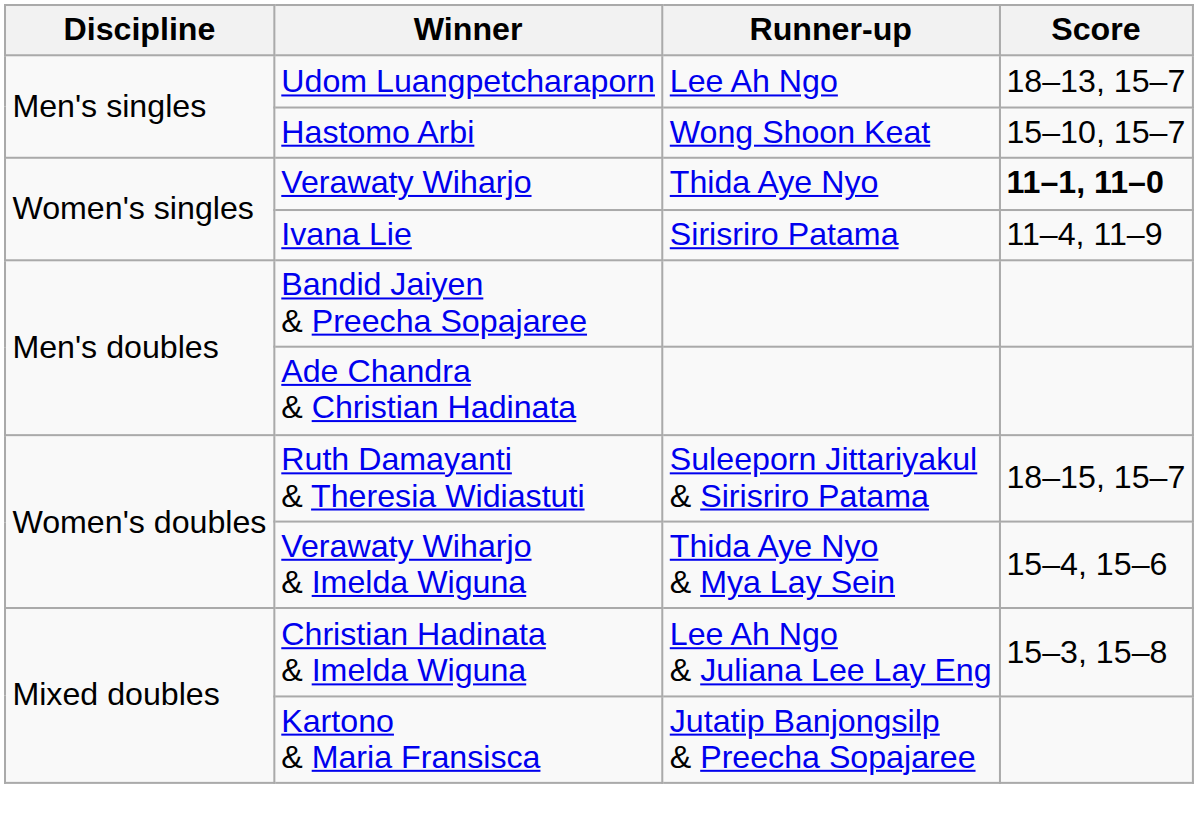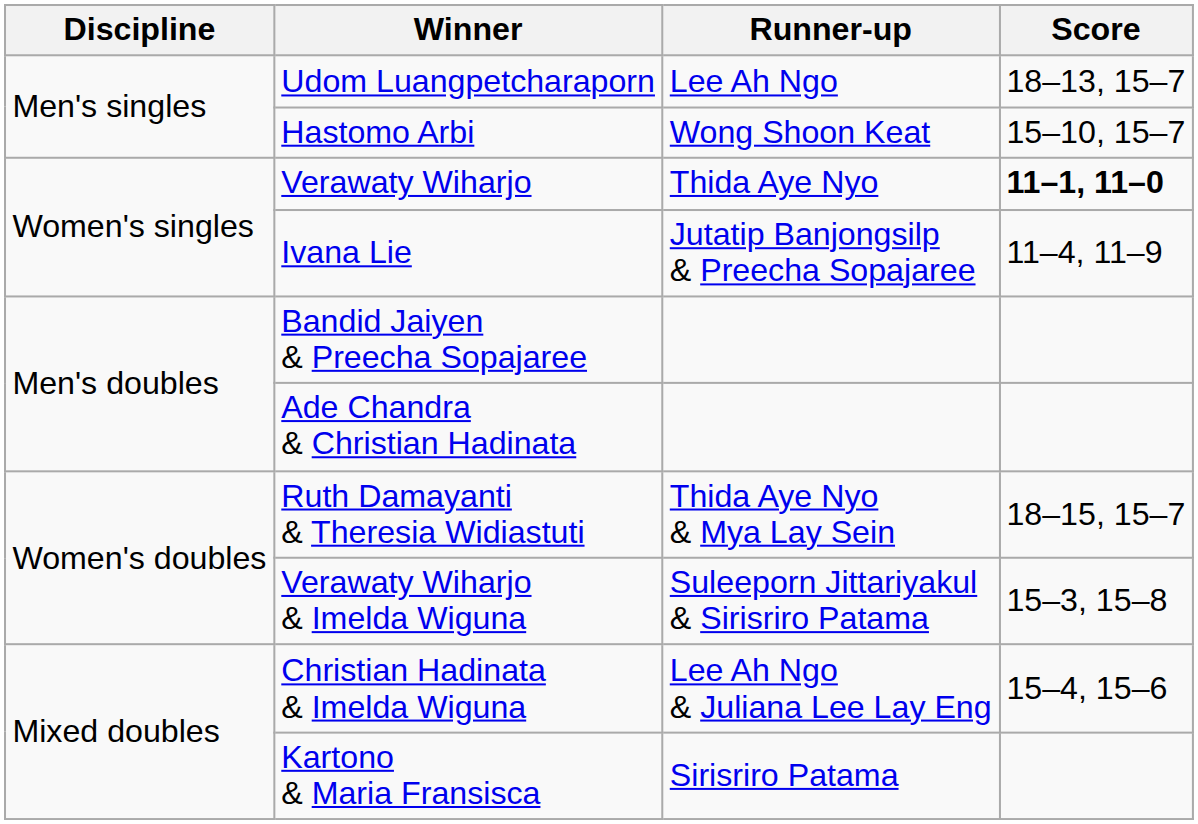(784, 234) Sirisriro Patama -> (823, 252) Jutatip Banjongsilp & Preecha Sopajaree
(824, 477) Suleeporn Jittariyakul & Sirisriro Patama -> (782, 513) Thida Aye Nyo & Mya Lay Sein
(782, 564) Thida Aye Nyo & Mya Lay Sein -> (824, 600) Suleeporn Jittariyakul & Sirisriro Patama
(1087, 564) 15–4, 15–6 -> (1087, 600) 15–3, 15–8
(1087, 651) 15–3, 15–8 -> (1087, 688) 15–4, 15–6
(823, 739) Jutatip Banjongsilp & Preecha Sopajaree -> (784, 775) Sirisriro Patama
